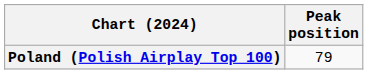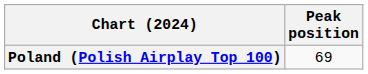(324, 57) 79 -> (324, 57) 69
